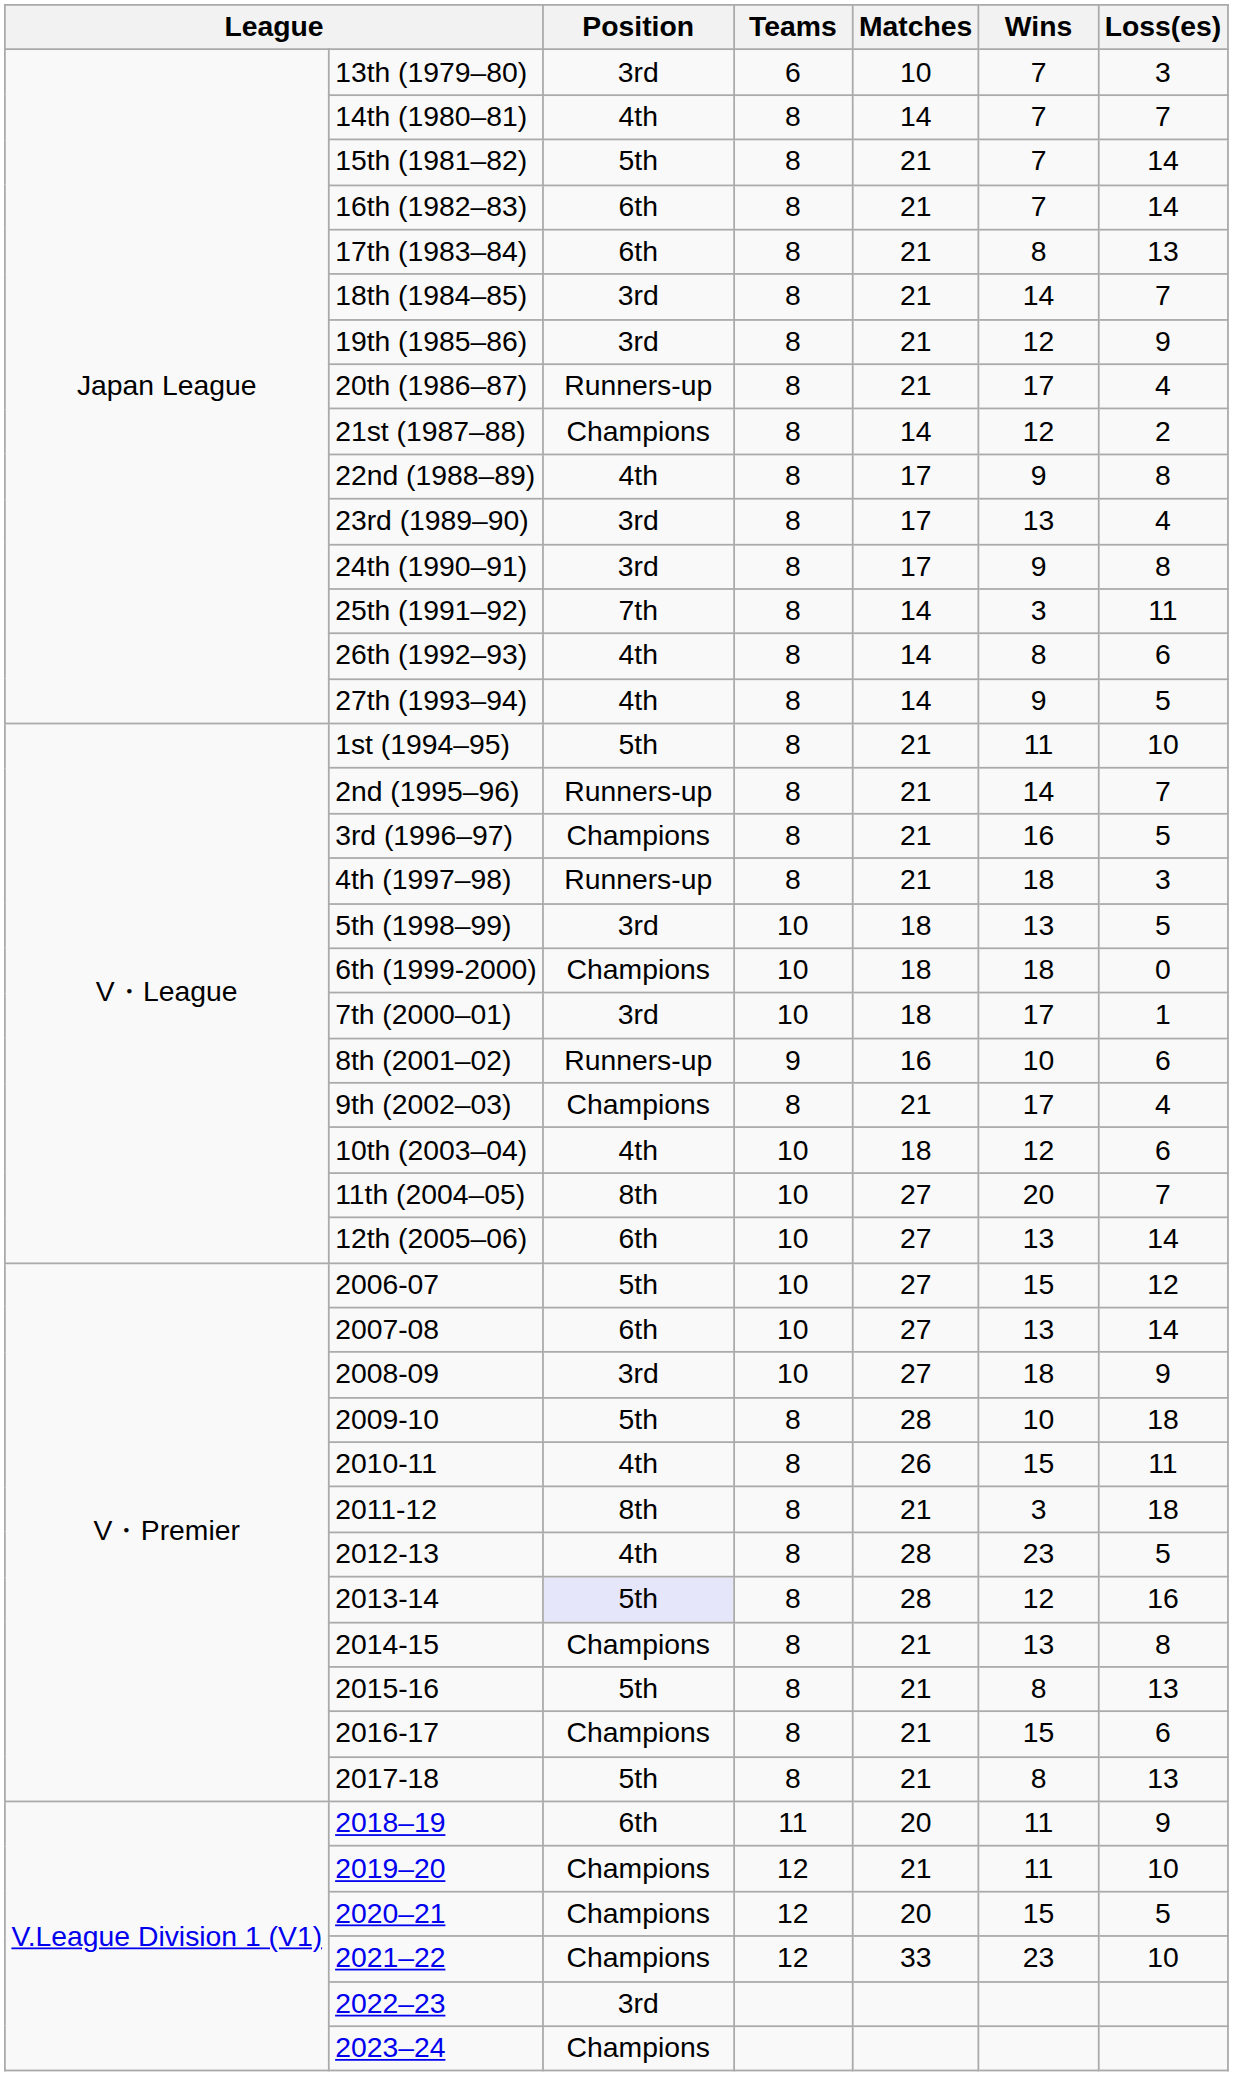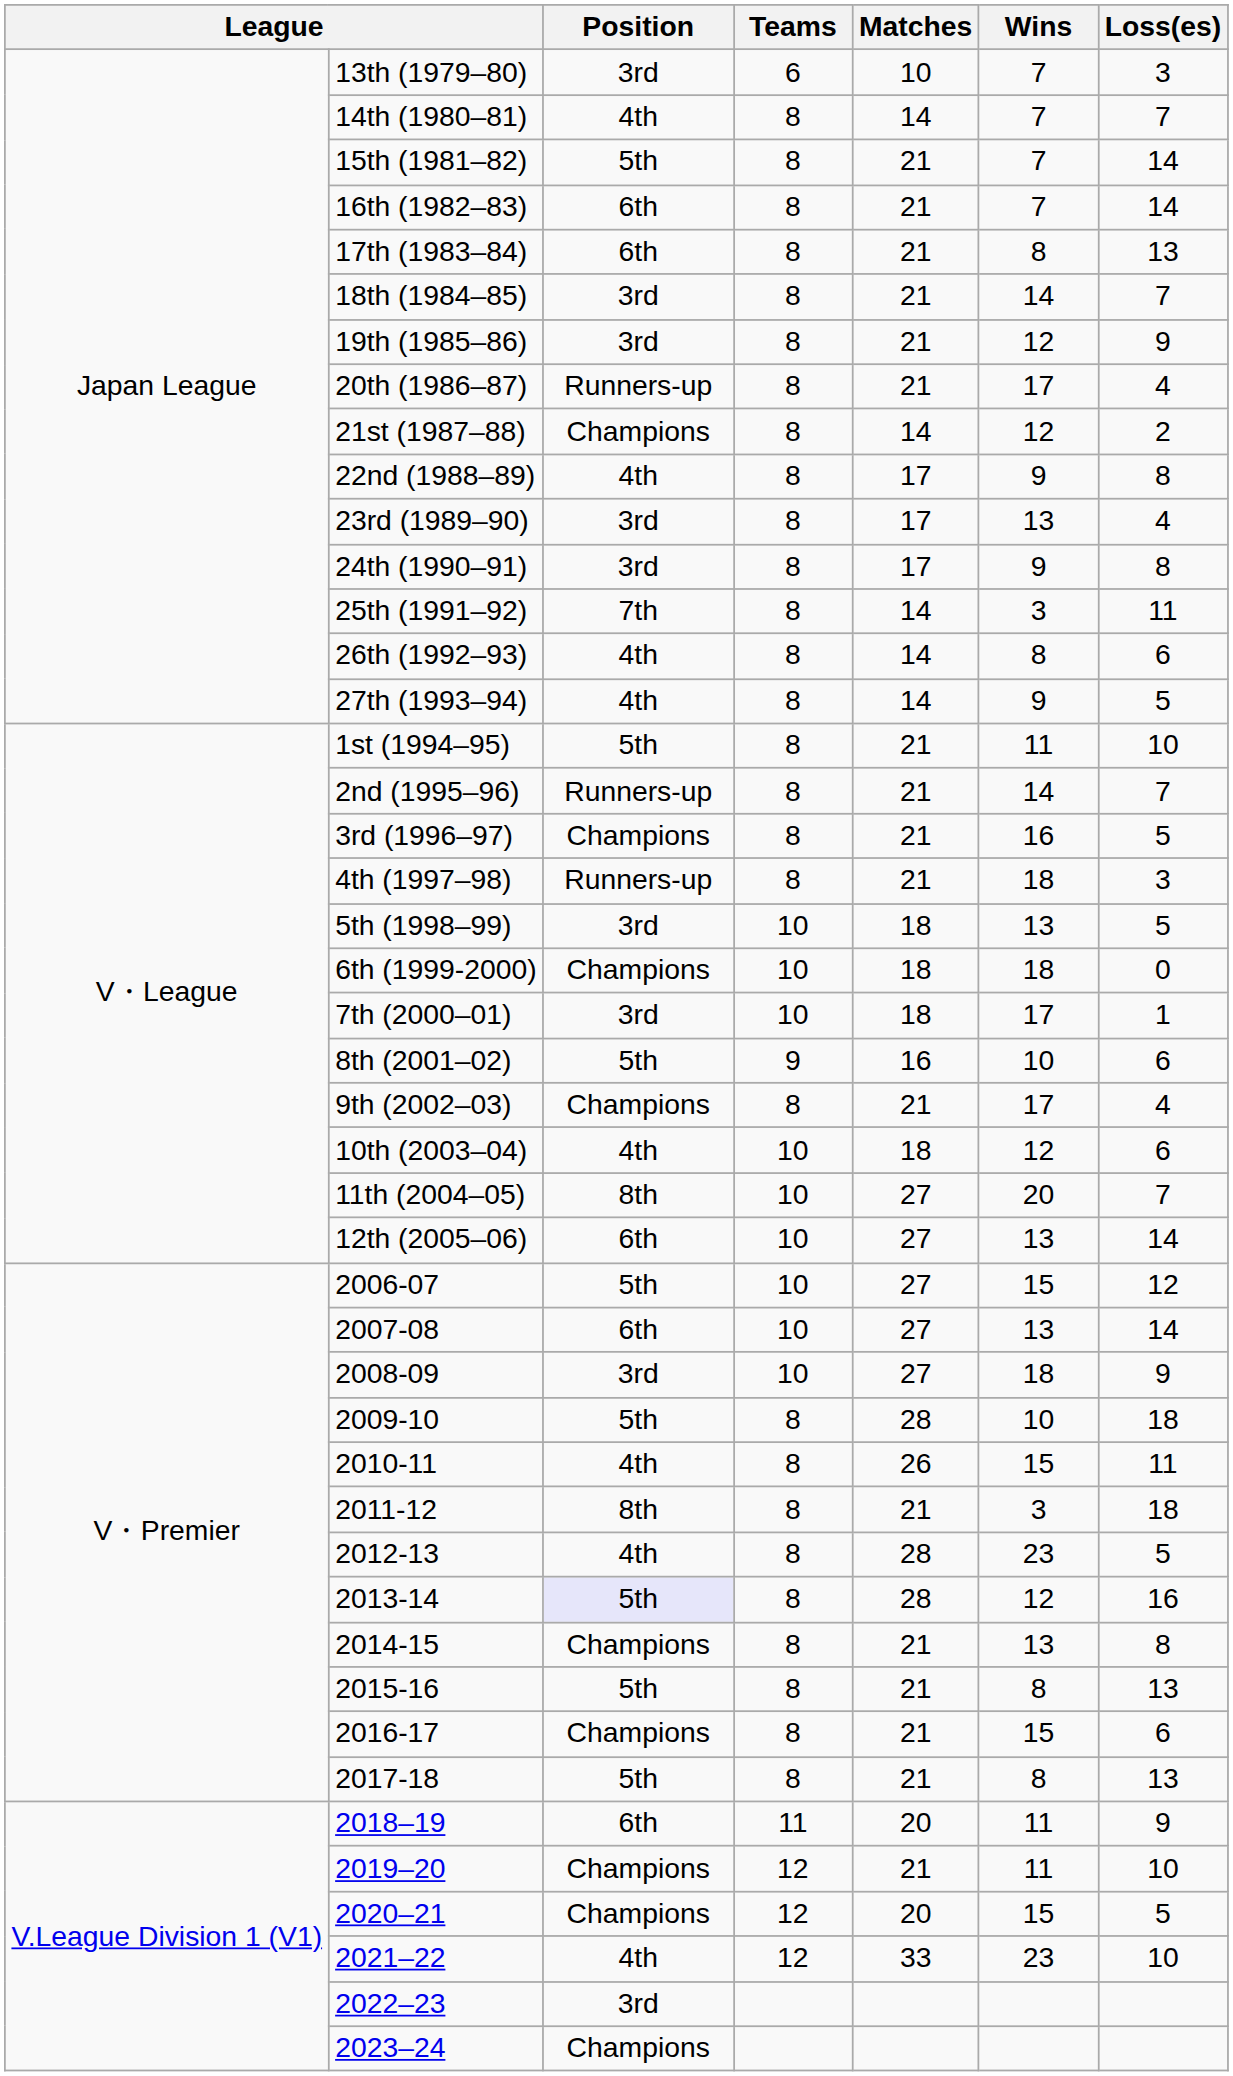(638, 1059) Runners-up -> (638, 1059) 5th
(638, 1958) Champions -> (638, 1958) 4th
